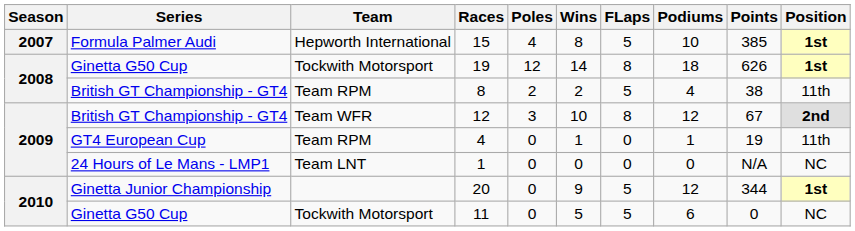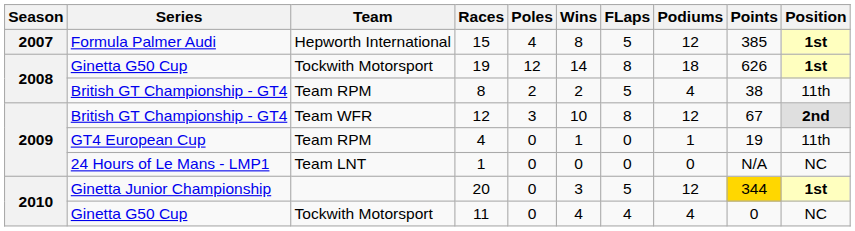(690, 42) 10 -> (690, 42) 12
(579, 189) 9 -> (579, 189) 3
(754, 189) no background -> (754, 189) gold background
(579, 214) 5 -> (579, 214) 4
(627, 214) 5 -> (627, 214) 4
(690, 214) 6 -> (690, 214) 4
